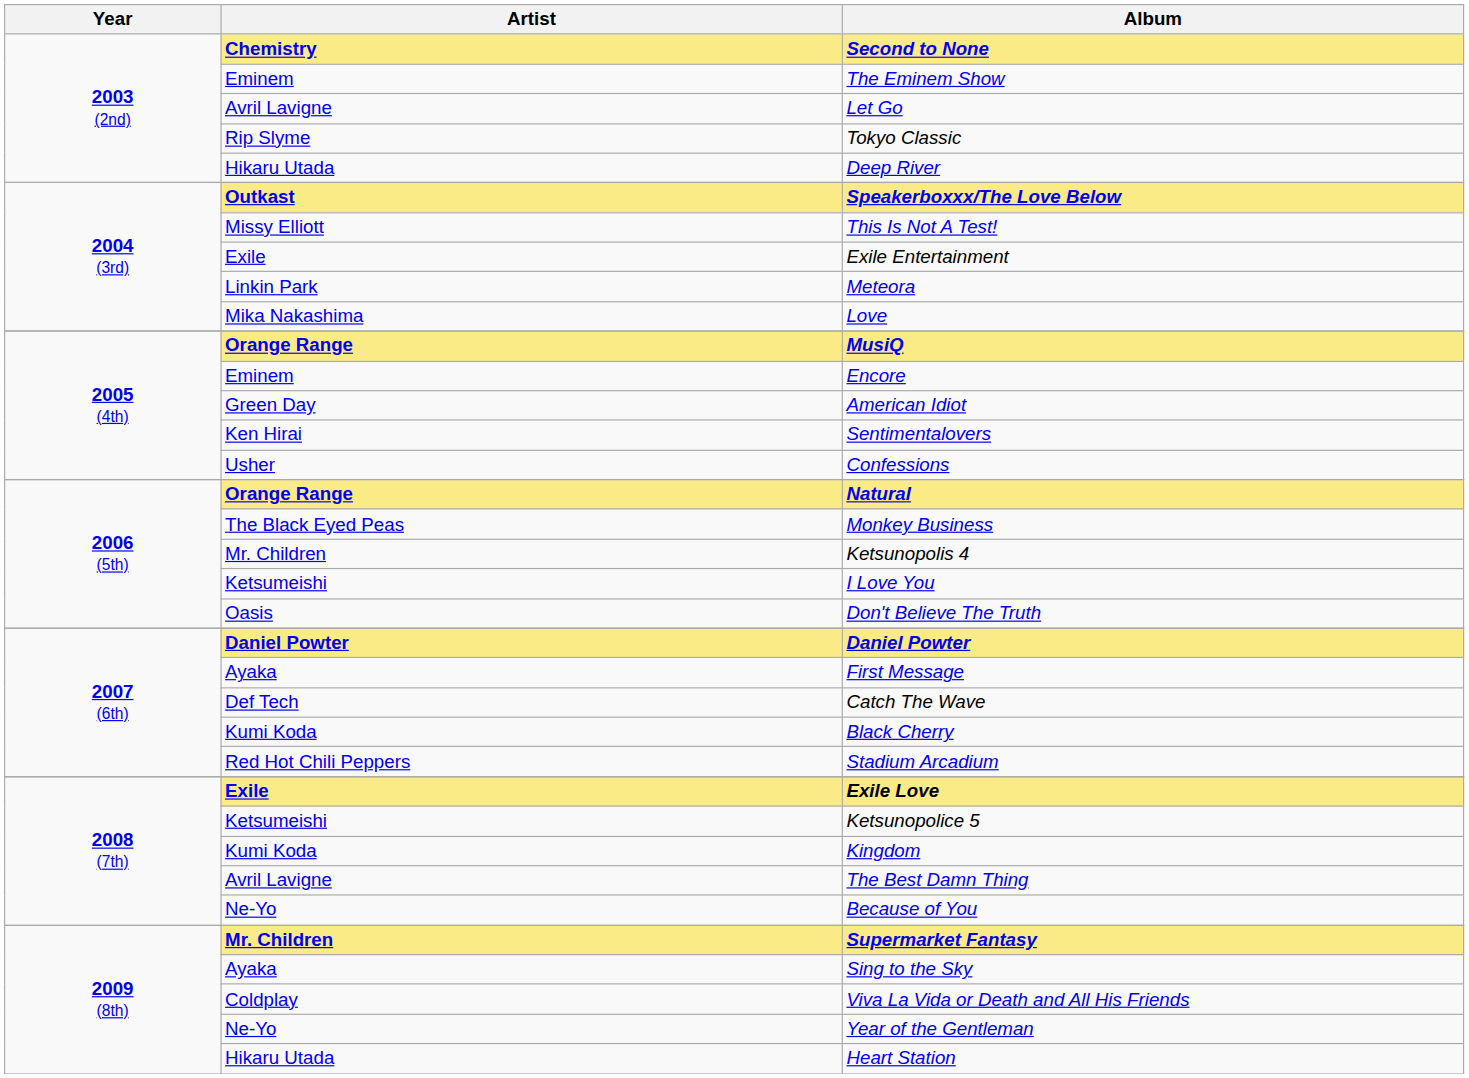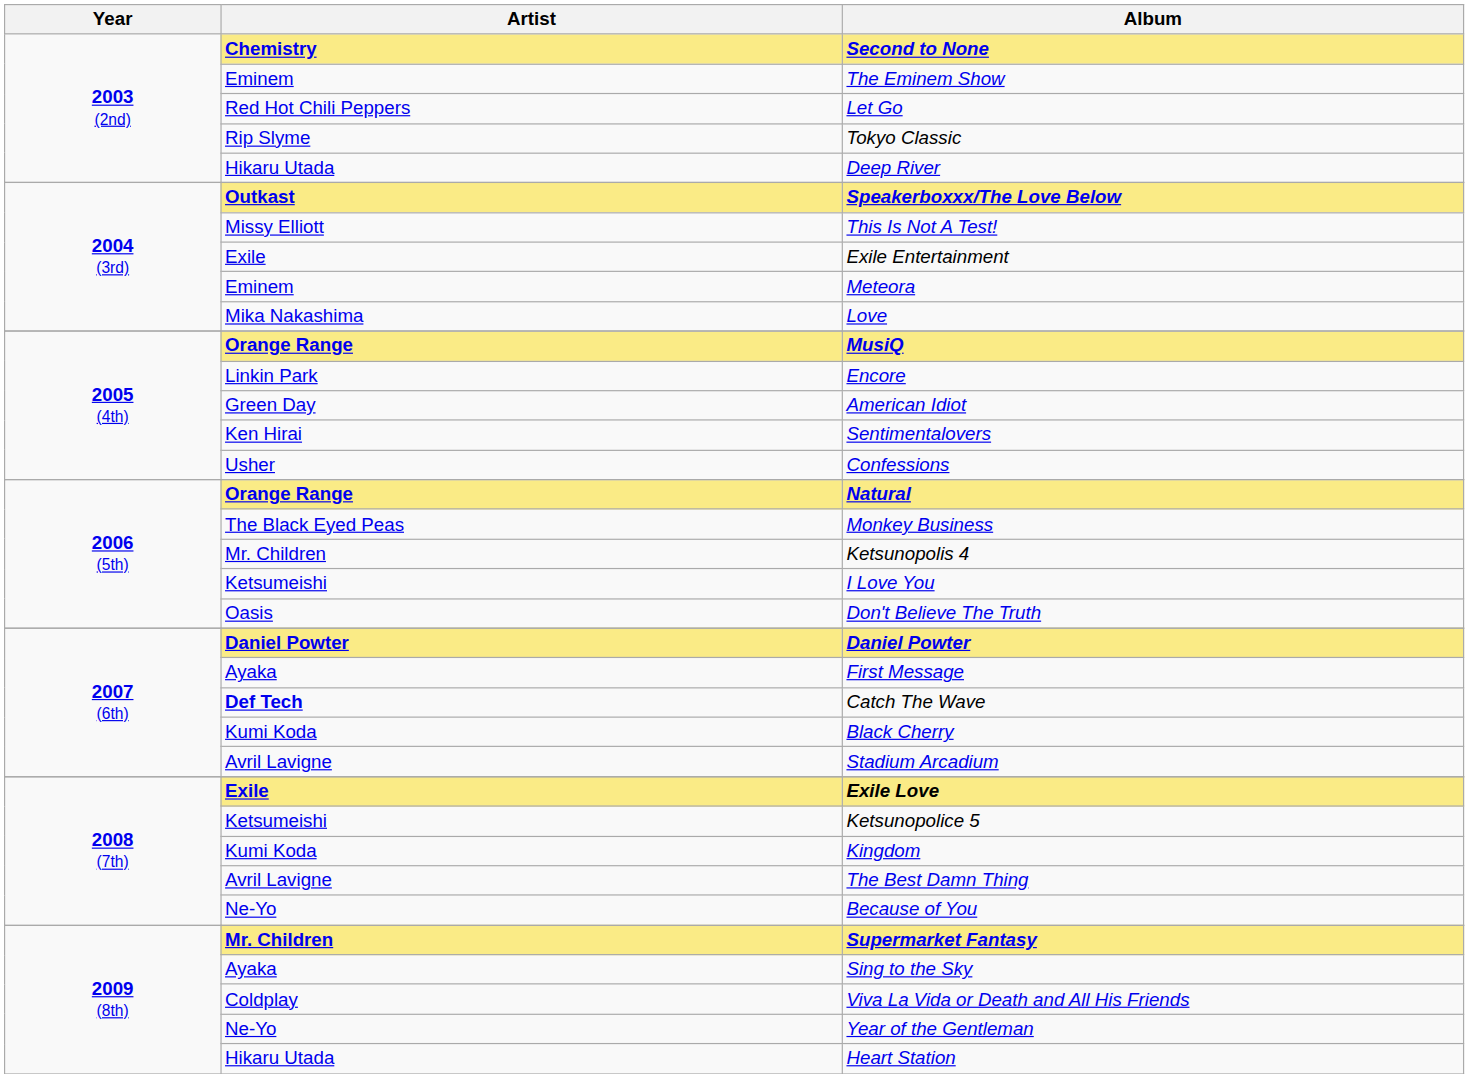(278, 108) Avril Lavigne -> (318, 108) Red Hot Chili Peppers
(271, 286) Linkin Park -> (259, 286) Eminem
(259, 375) Eminem -> (271, 375) Linkin Park
(262, 702) normal -> (264, 702) bold
(318, 761) Red Hot Chili Peppers -> (278, 761) Avril Lavigne
